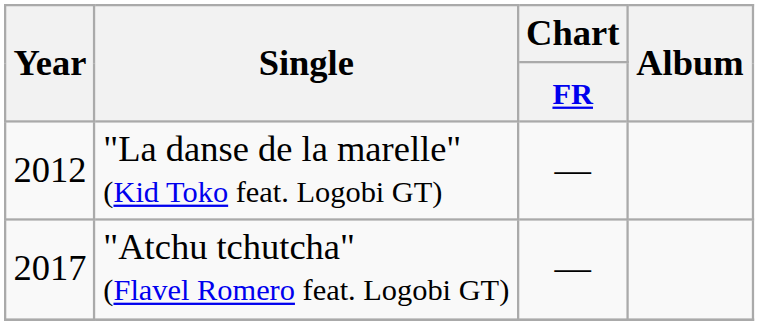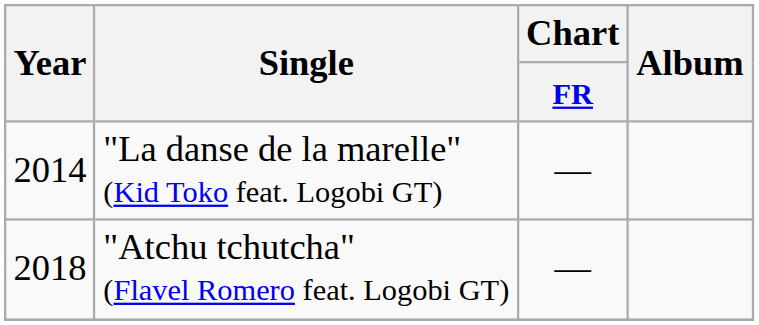(50, 169) 2012 -> (50, 169) 2014
(50, 268) 2017 -> (50, 268) 2018
